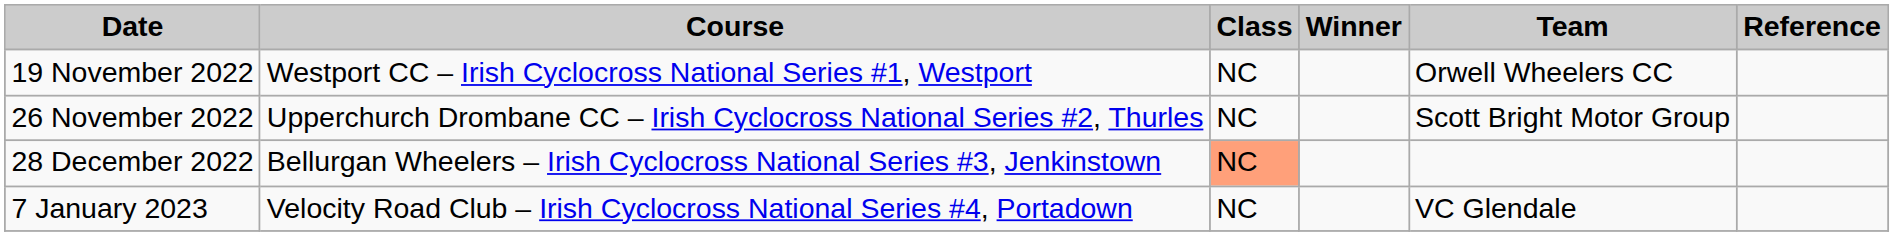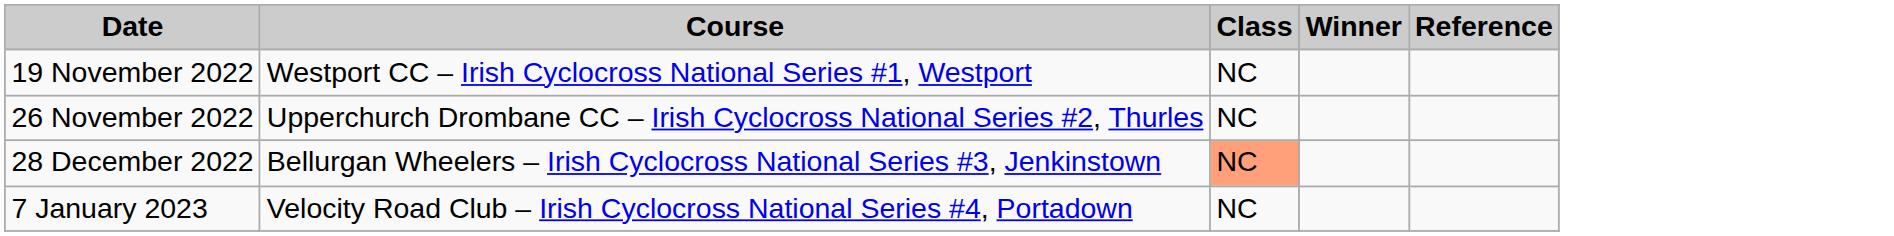- column: (1573, 27)
